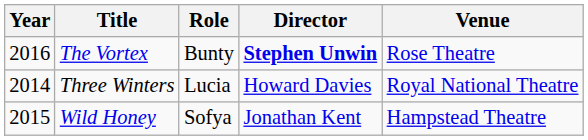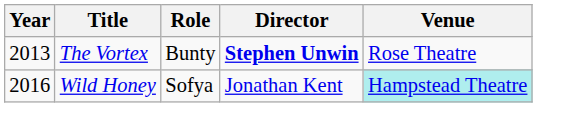(30, 53) 2016 -> (30, 53) 2013
- row: (117, 85)
(30, 118) 2015 -> (30, 85) 2016
(466, 118) no background -> (448, 85) paleturquoise background
